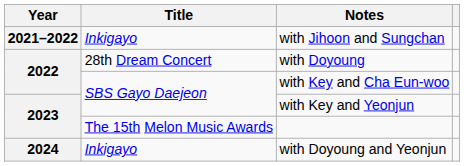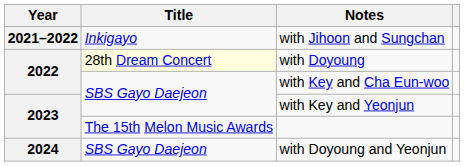(148, 60) no background -> (148, 60) lightyellow background
(111, 149) Inkigayo -> (146, 149) SBS Gayo Daejeon
